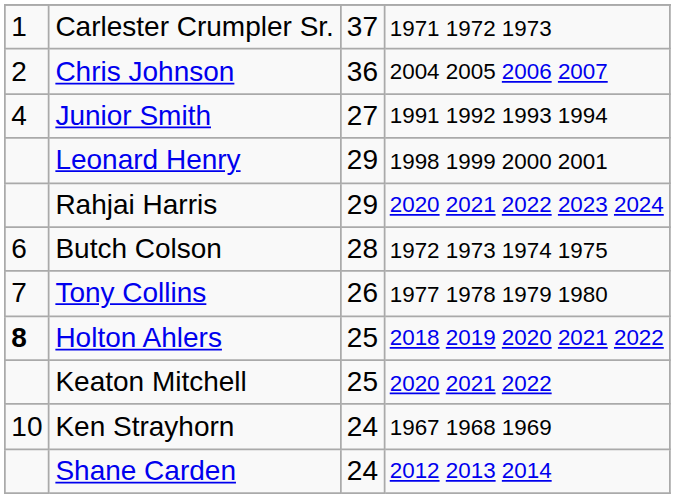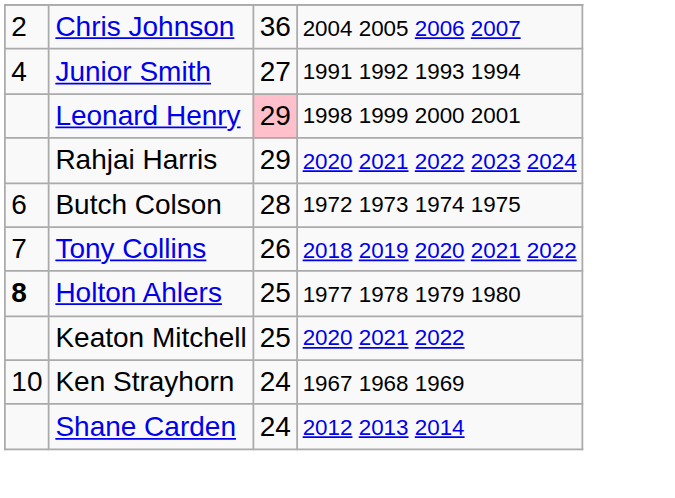- row: (195, 26)
(362, 159) no background -> (275, 115) pink background
(499, 294) 1977 1978 1979 1980 -> (440, 249) 2018 2019 2020 2021 2022
(527, 338) 2018 2019 2020 2021 2022 -> (412, 294) 1977 1978 1979 1980
